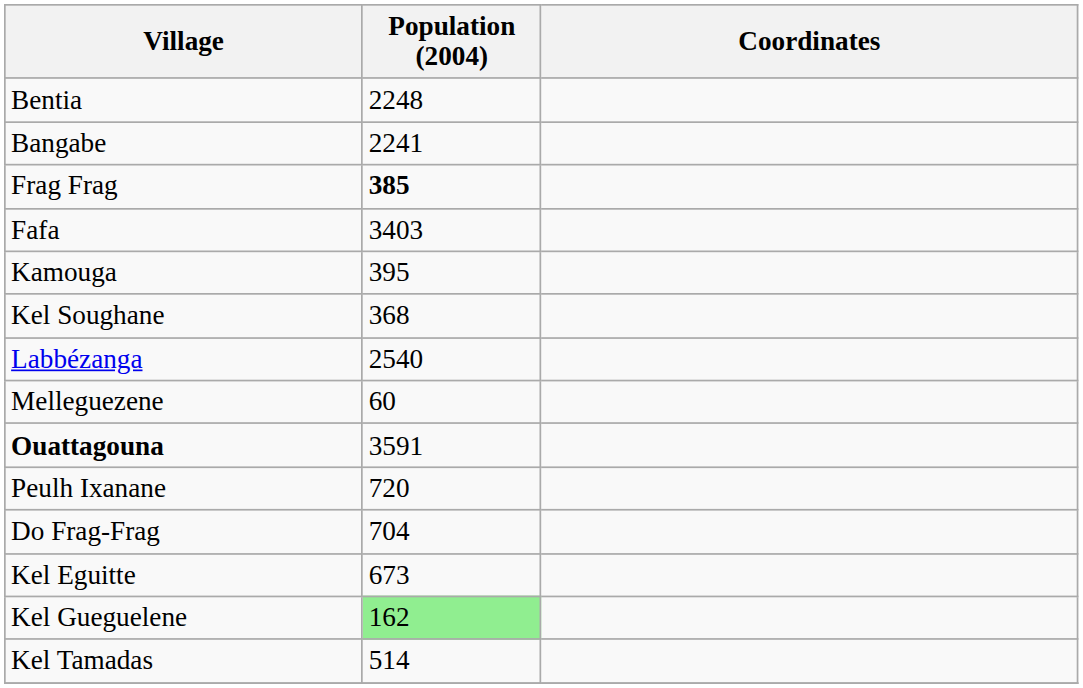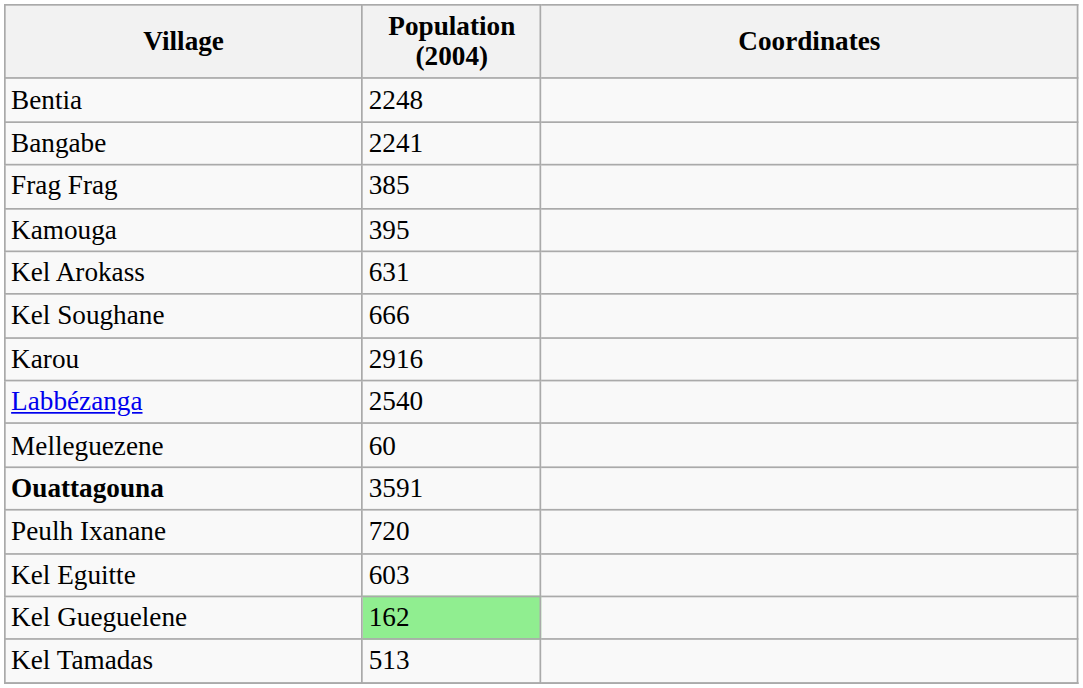(389, 186) bold -> (389, 186) normal
- row: (35, 229)
+ row: (78, 272)
(389, 315) 368 -> (389, 315) 666
+ row: (45, 358)
- row: (86, 531)
(389, 574) 673 -> (389, 574) 603
(389, 660) 514 -> (389, 660) 513
